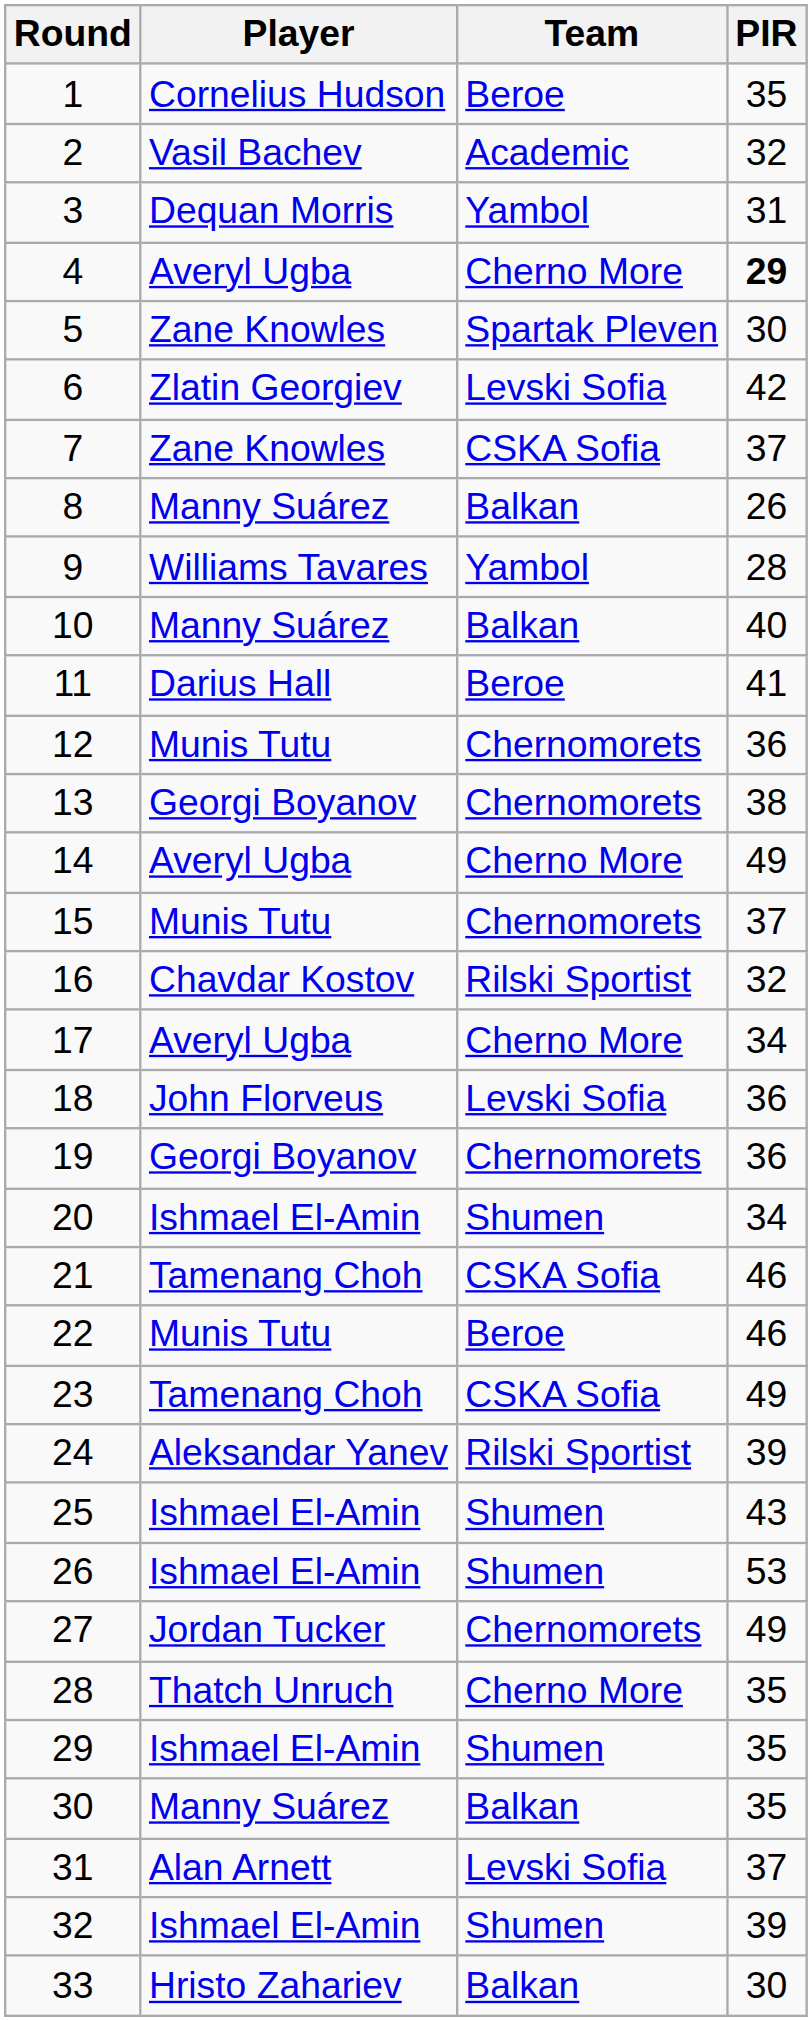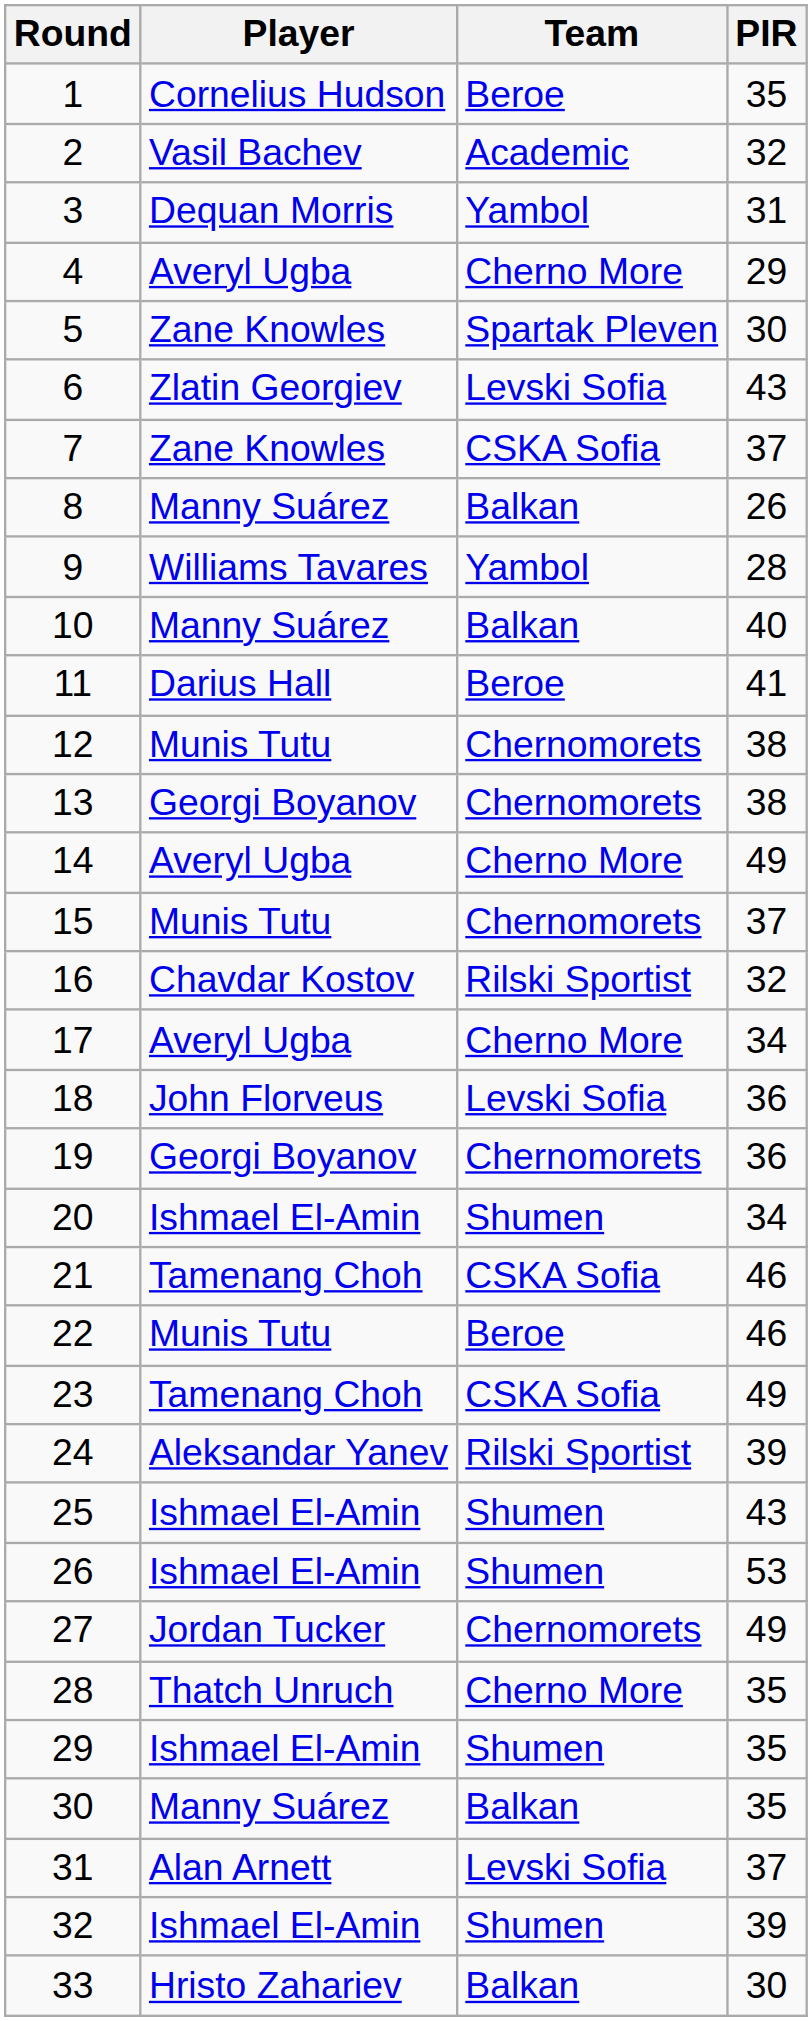(766, 270) bold -> (766, 270) normal
(766, 388) 42 -> (766, 388) 43
(766, 743) 36 -> (766, 743) 38
